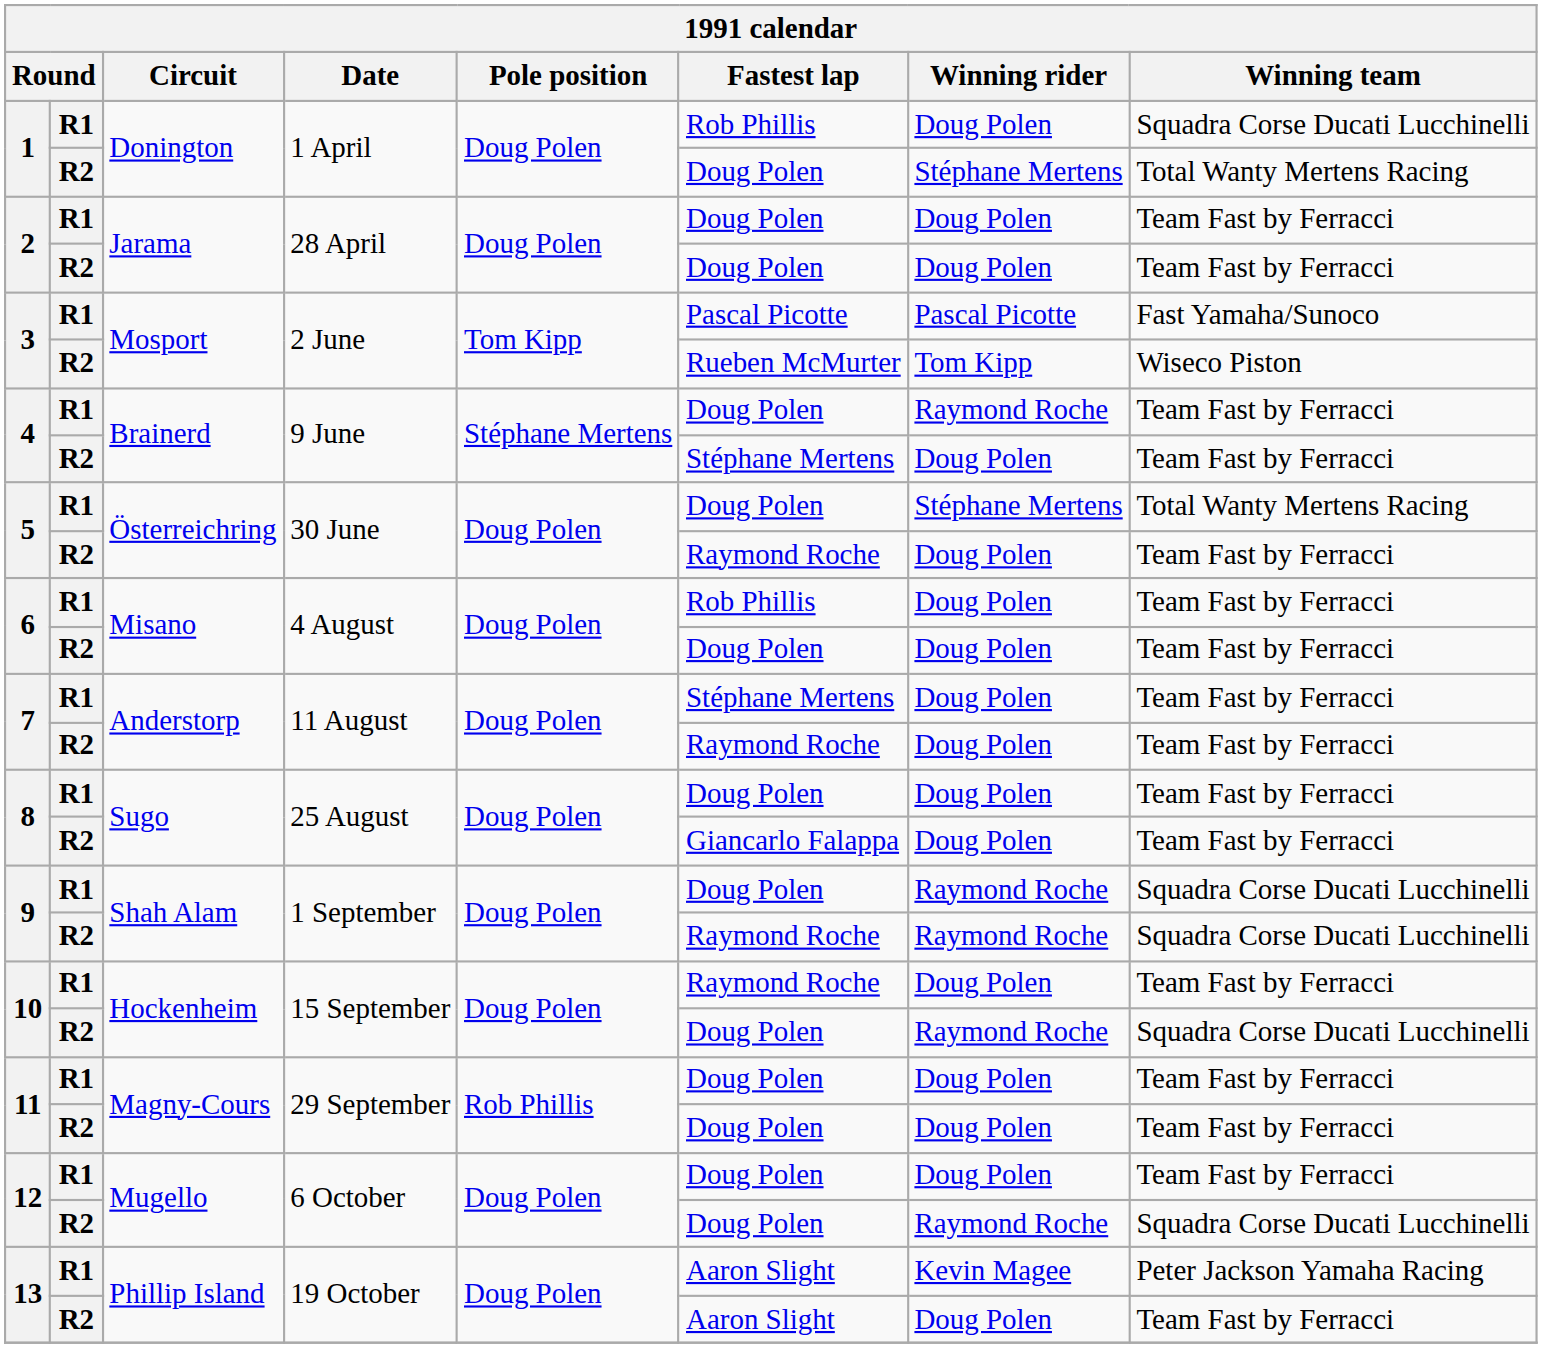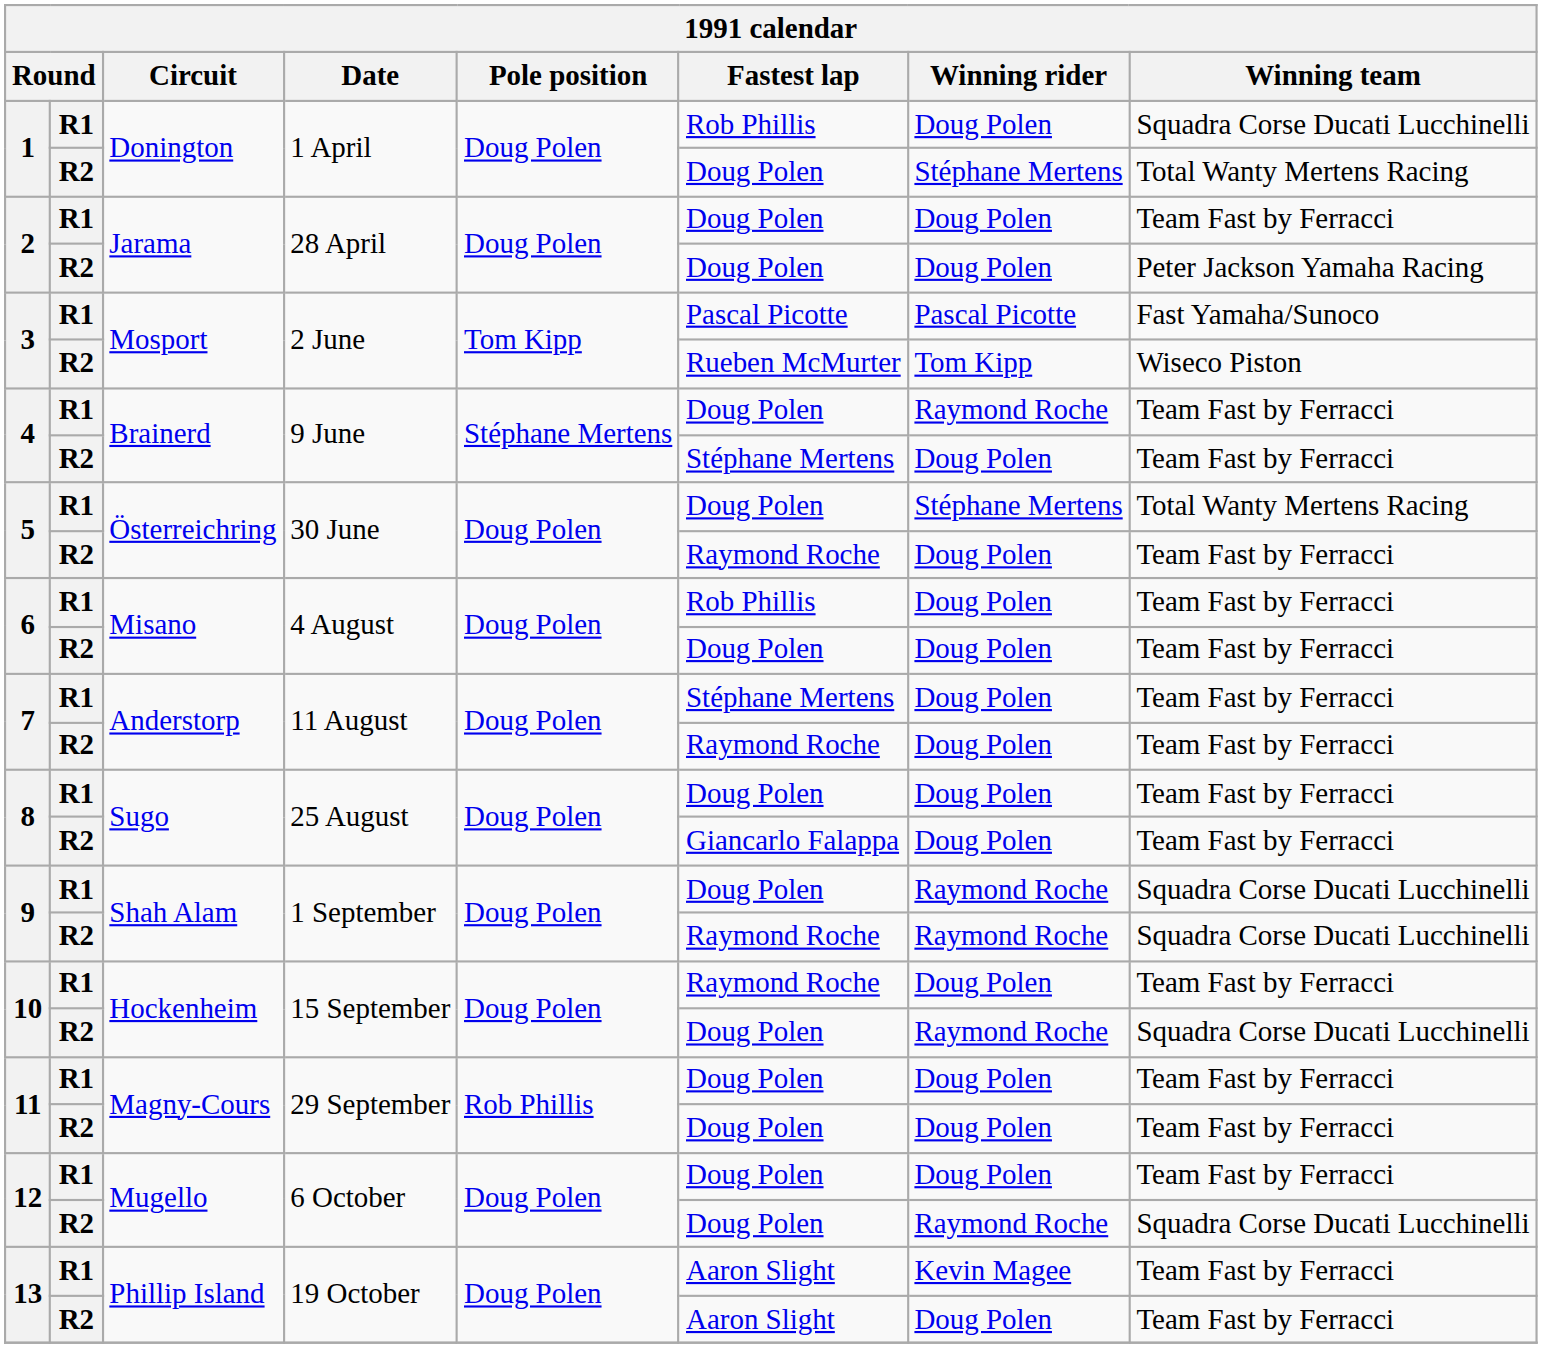(1265, 266) Team Fast by Ferracci -> (1310, 266) Peter Jackson Yamaha Racing
(1310, 1270) Peter Jackson Yamaha Racing -> (1265, 1270) Team Fast by Ferracci
